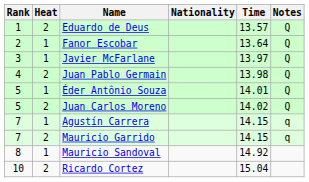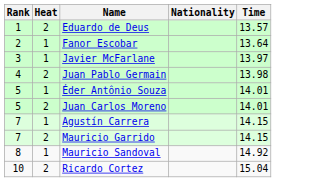- column: (287, 12)
(254, 106) 14.02 -> (254, 106) 14.01
